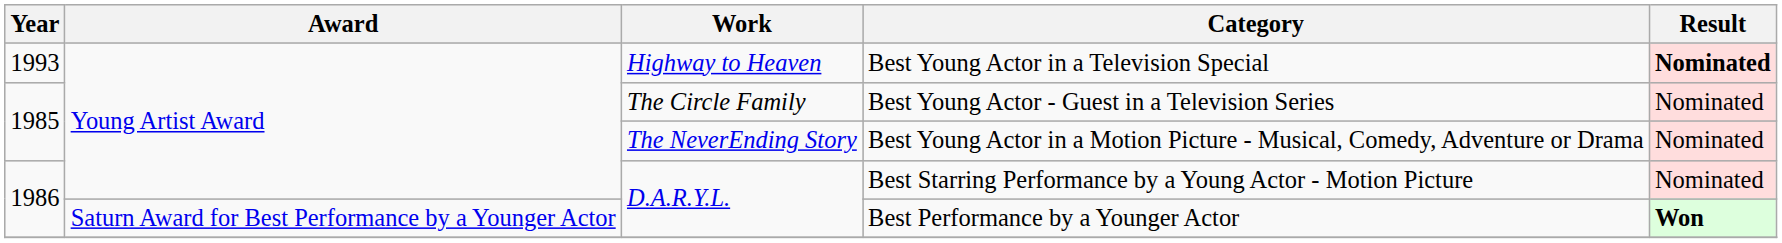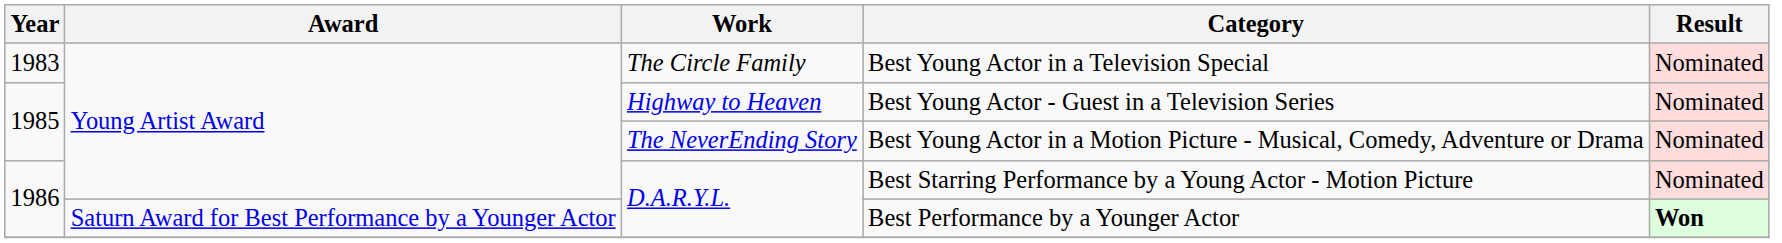(35, 62) 1993 -> (35, 62) 1983
(724, 62) Highway to Heaven -> (716, 62) The Circle Family
(1713, 62) bold -> (1709, 62) normal
(716, 101) The Circle Family -> (724, 101) Highway to Heaven
